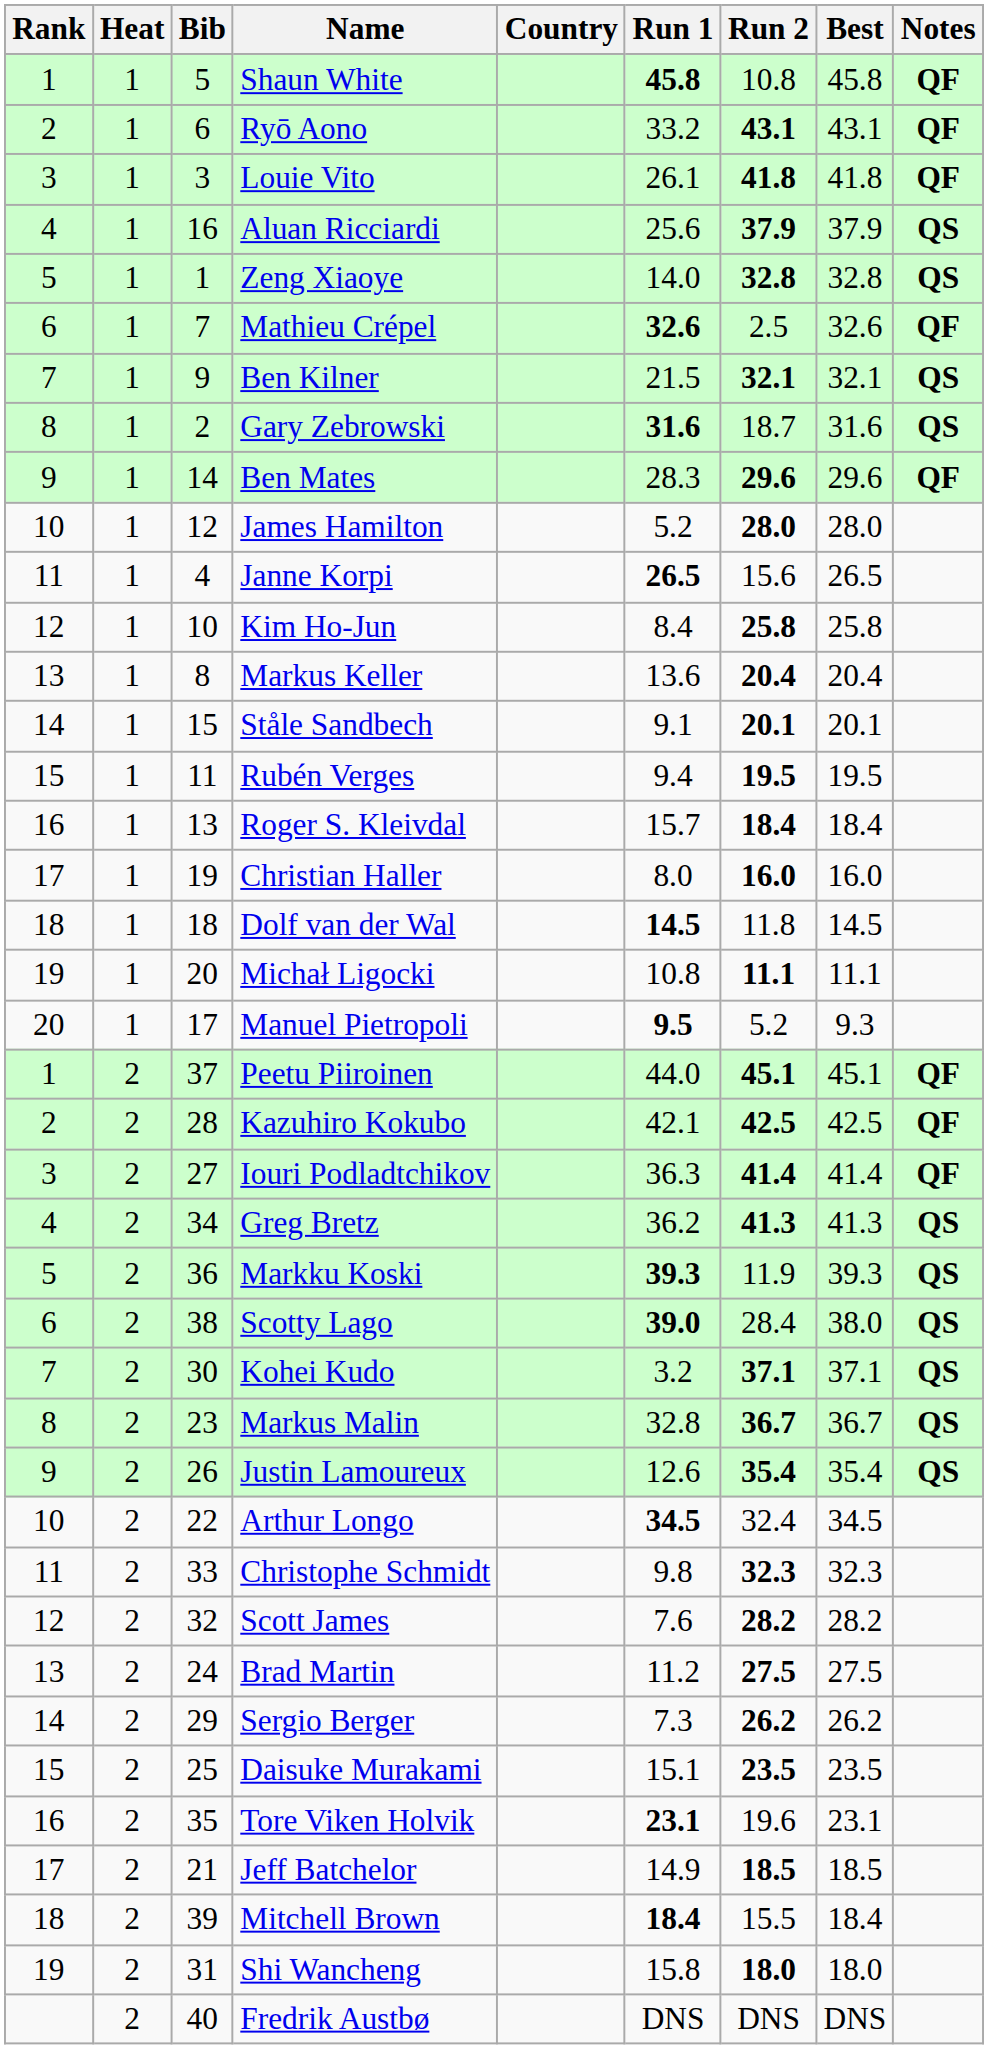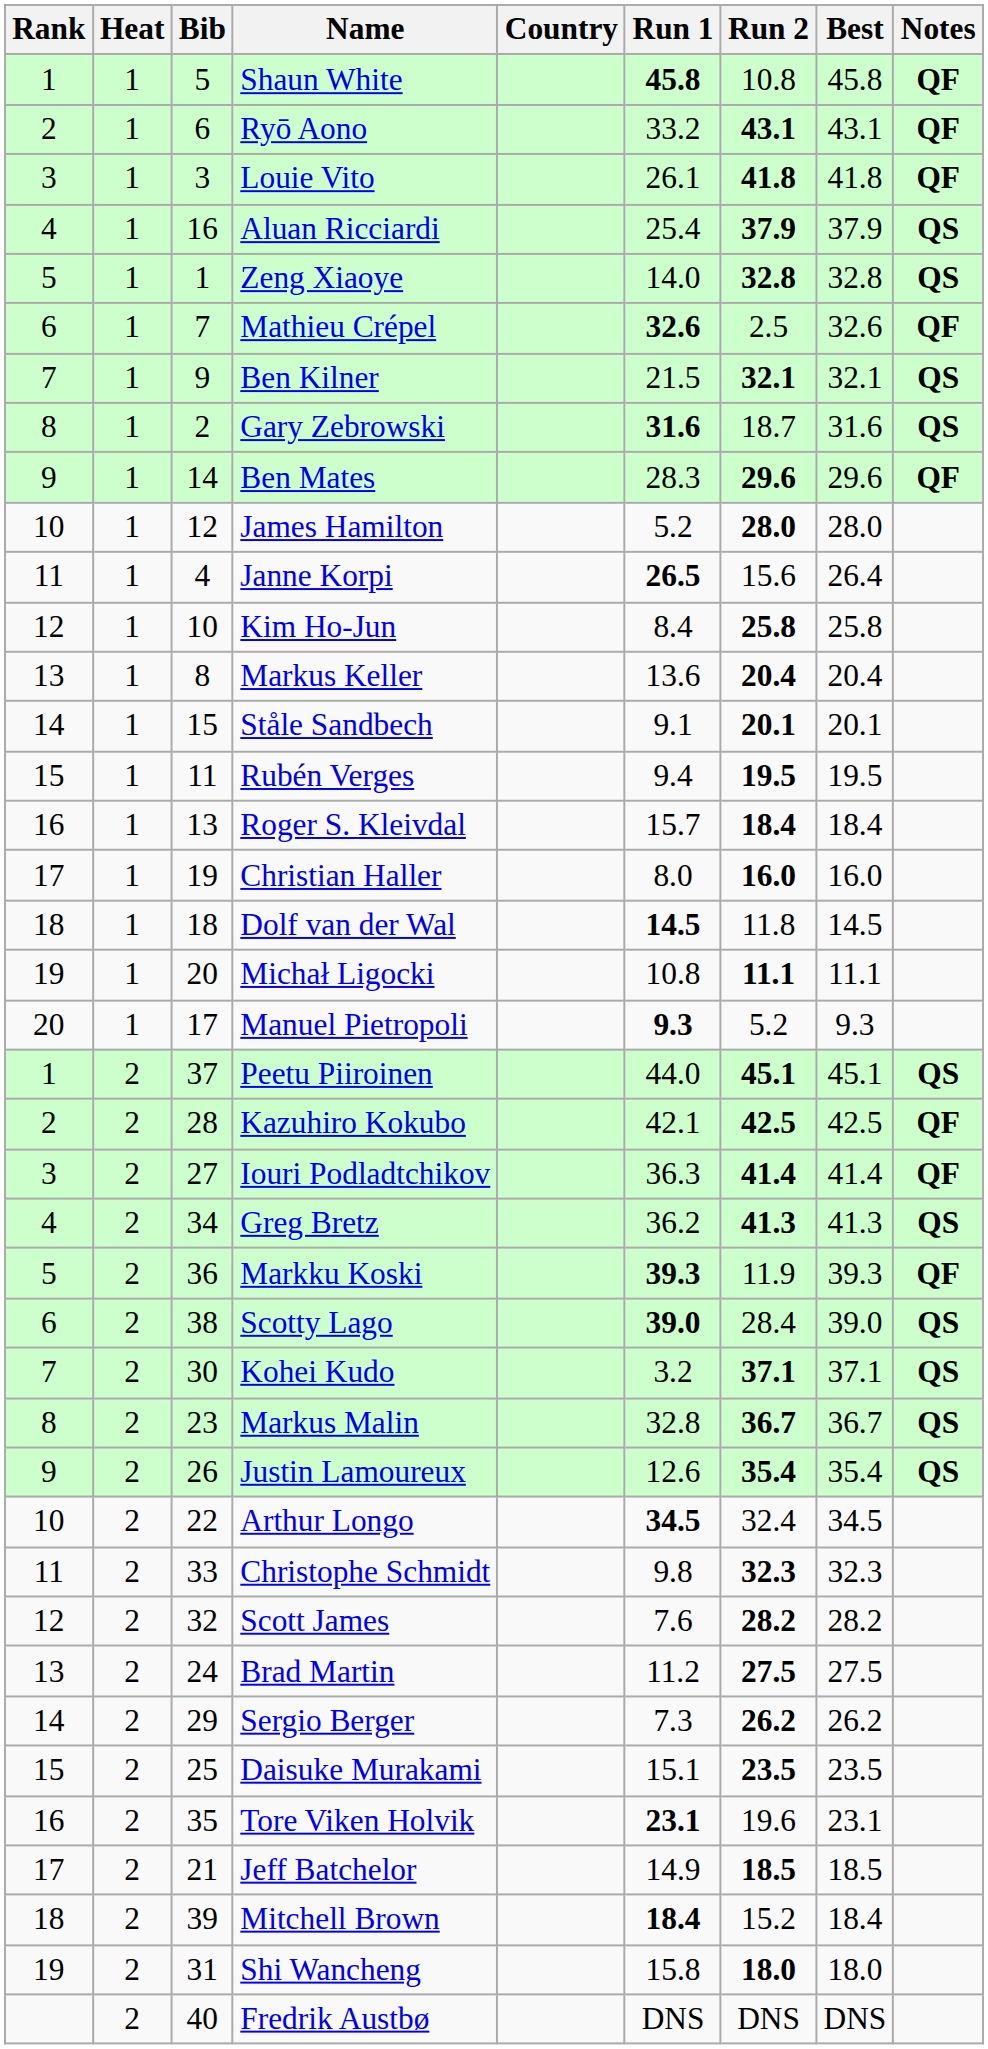(673, 228) 25.6 -> (673, 228) 25.4
(855, 576) 26.5 -> (855, 576) 26.4
(673, 1024) 9.5 -> (673, 1024) 9.3
(938, 1073) QF -> (938, 1073) QS
(938, 1272) QS -> (938, 1272) QF
(855, 1322) 38.0 -> (855, 1322) 39.0
(769, 1919) 15.5 -> (769, 1919) 15.2
